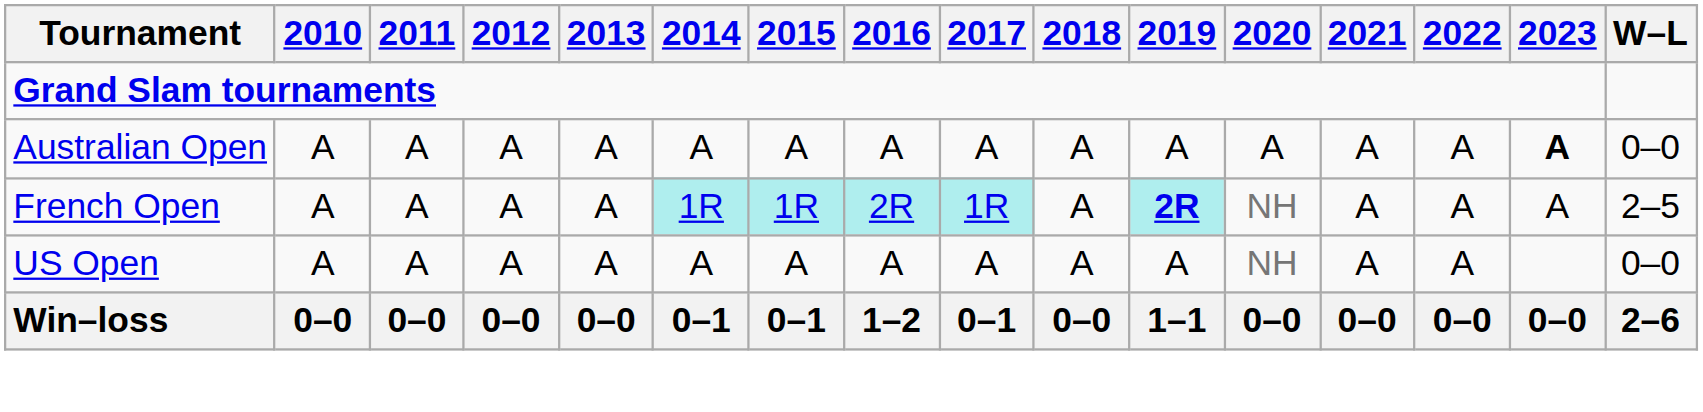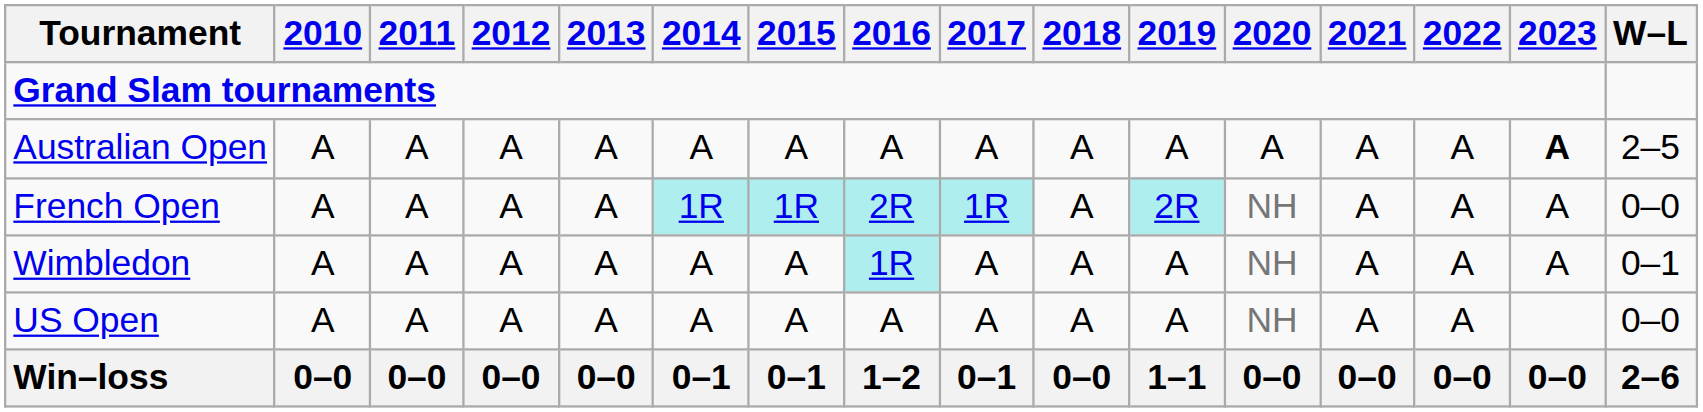(1650, 147) 0–0 -> (1650, 147) 2–5
(1177, 205) bold -> (1177, 205) normal
(1650, 205) 2–5 -> (1650, 205) 0–0
+ row: (102, 262)
